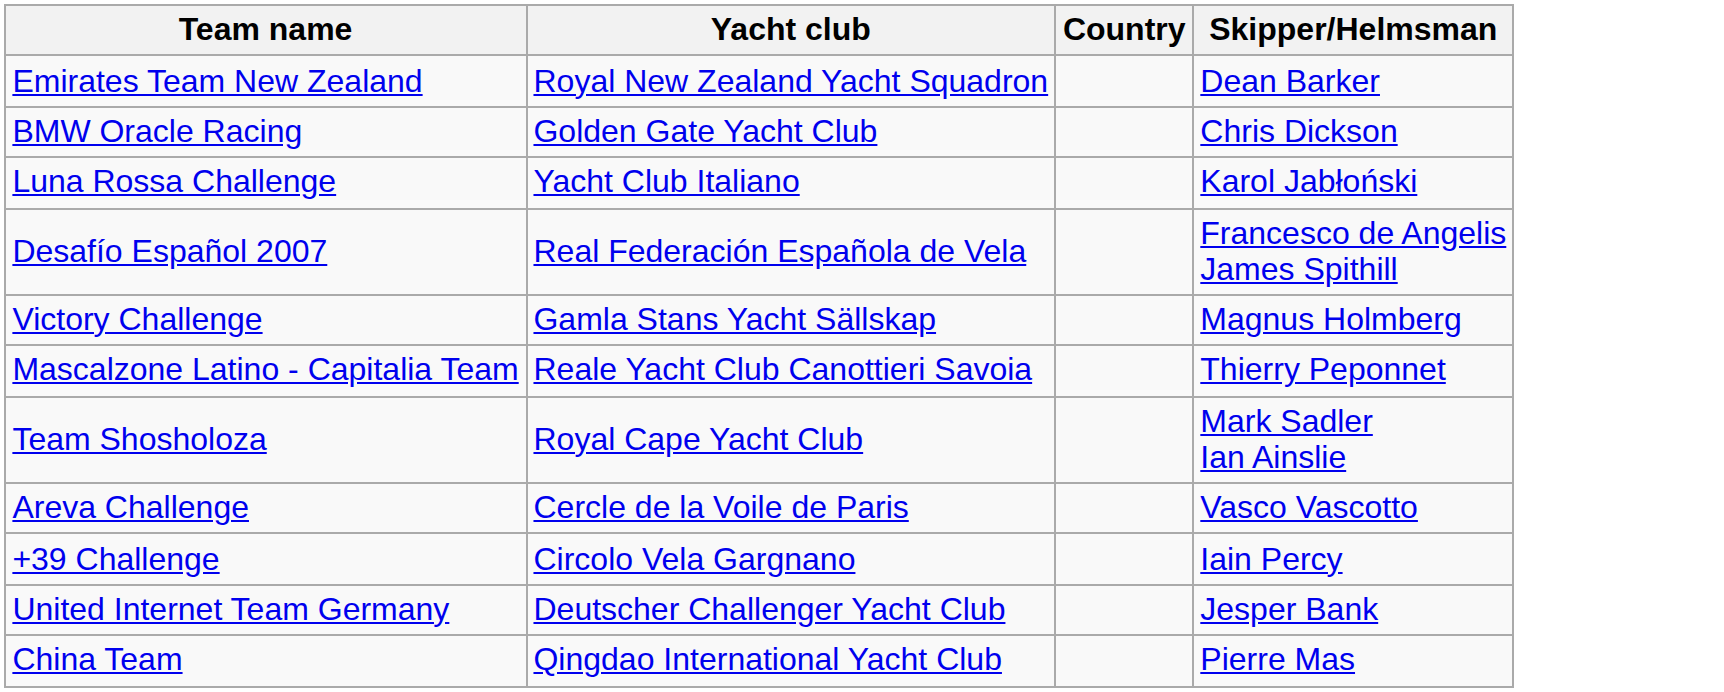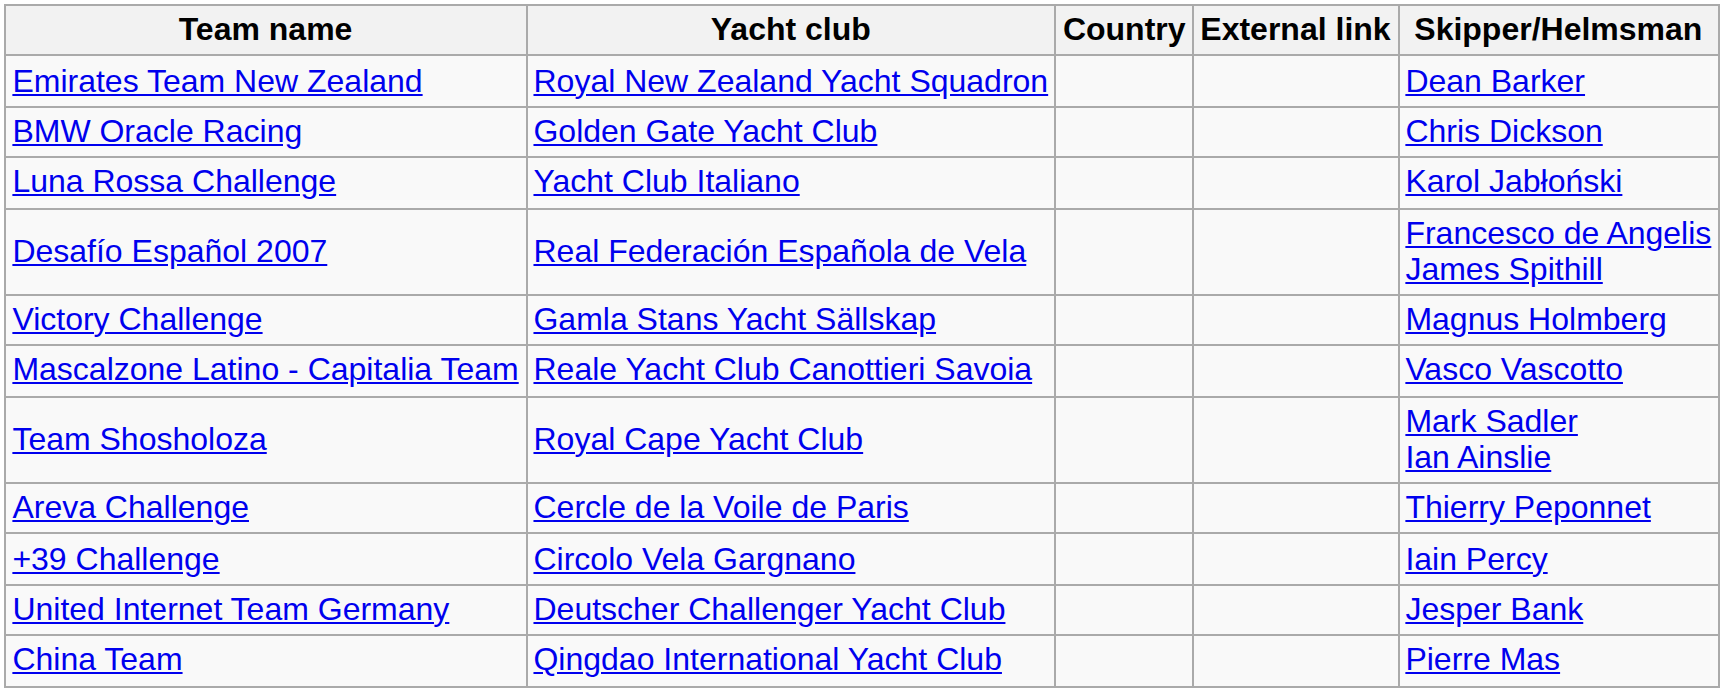+ column: (1295, 29)
(1323, 370) Thierry Peponnet -> (1514, 370) Vasco Vascotto
(1309, 507) Vasco Vascotto -> (1528, 507) Thierry Peponnet
